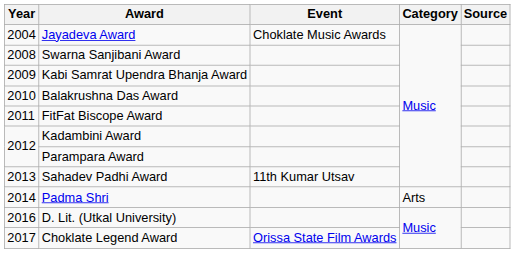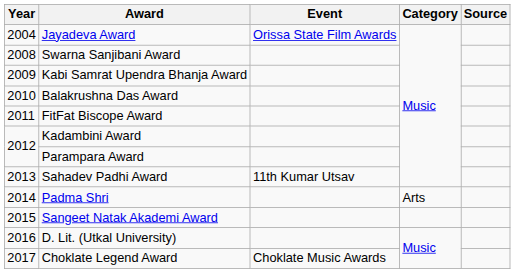(319, 34) Choklate Music Awards -> (325, 34) Orissa State Film Awards
+ row: (130, 217)
(325, 237) Orissa State Film Awards -> (319, 258) Choklate Music Awards
